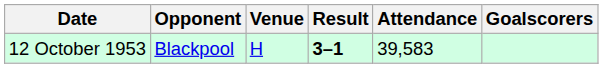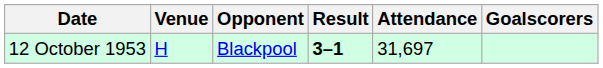columns swapped: (198, 19) <-> (277, 19)
(405, 48) 39,583 -> (405, 48) 31,697
